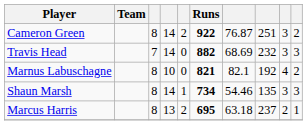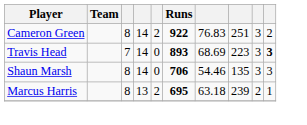(239, 33) 76.87 -> (212, 33) 76.83
(206, 52) 882 -> (179, 52) 893
(267, 52) 232 -> (240, 52) 223
(297, 52) normal -> (270, 52) bold
- row: (59, 71)
(184, 91) 1 -> (157, 71) 0
(206, 91) 734 -> (179, 71) 706
(267, 110) 237 -> (240, 91) 239
